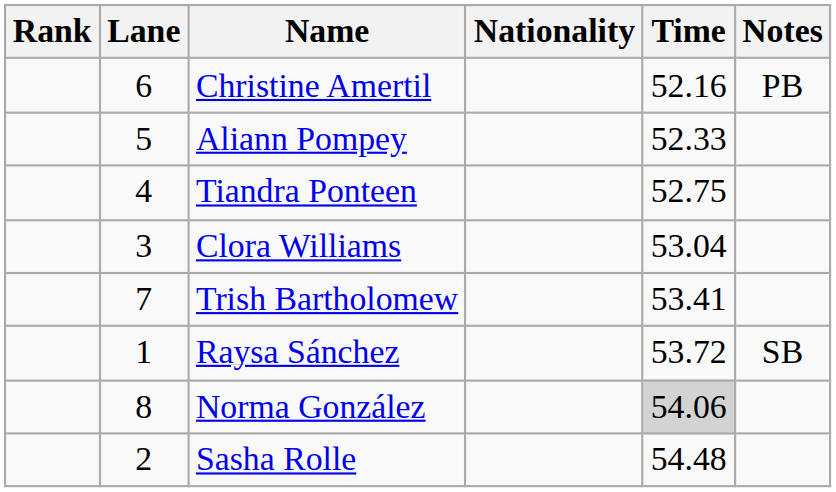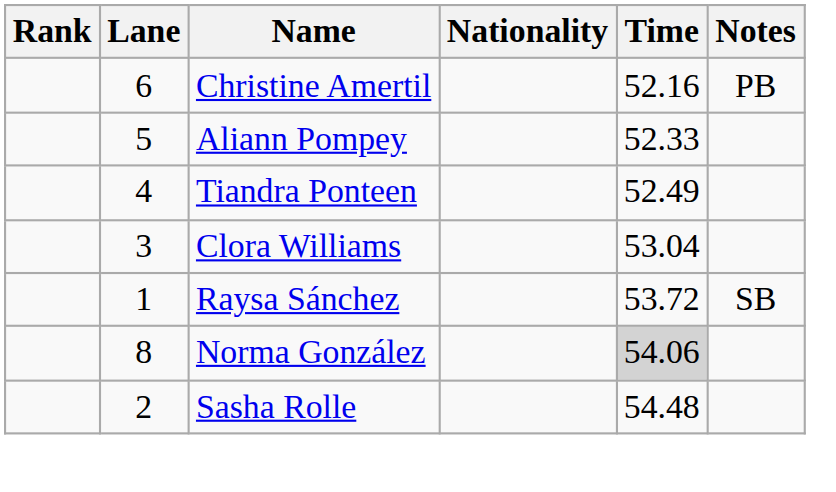(689, 191) 52.75 -> (662, 191) 52.49
- row: (327, 298)
